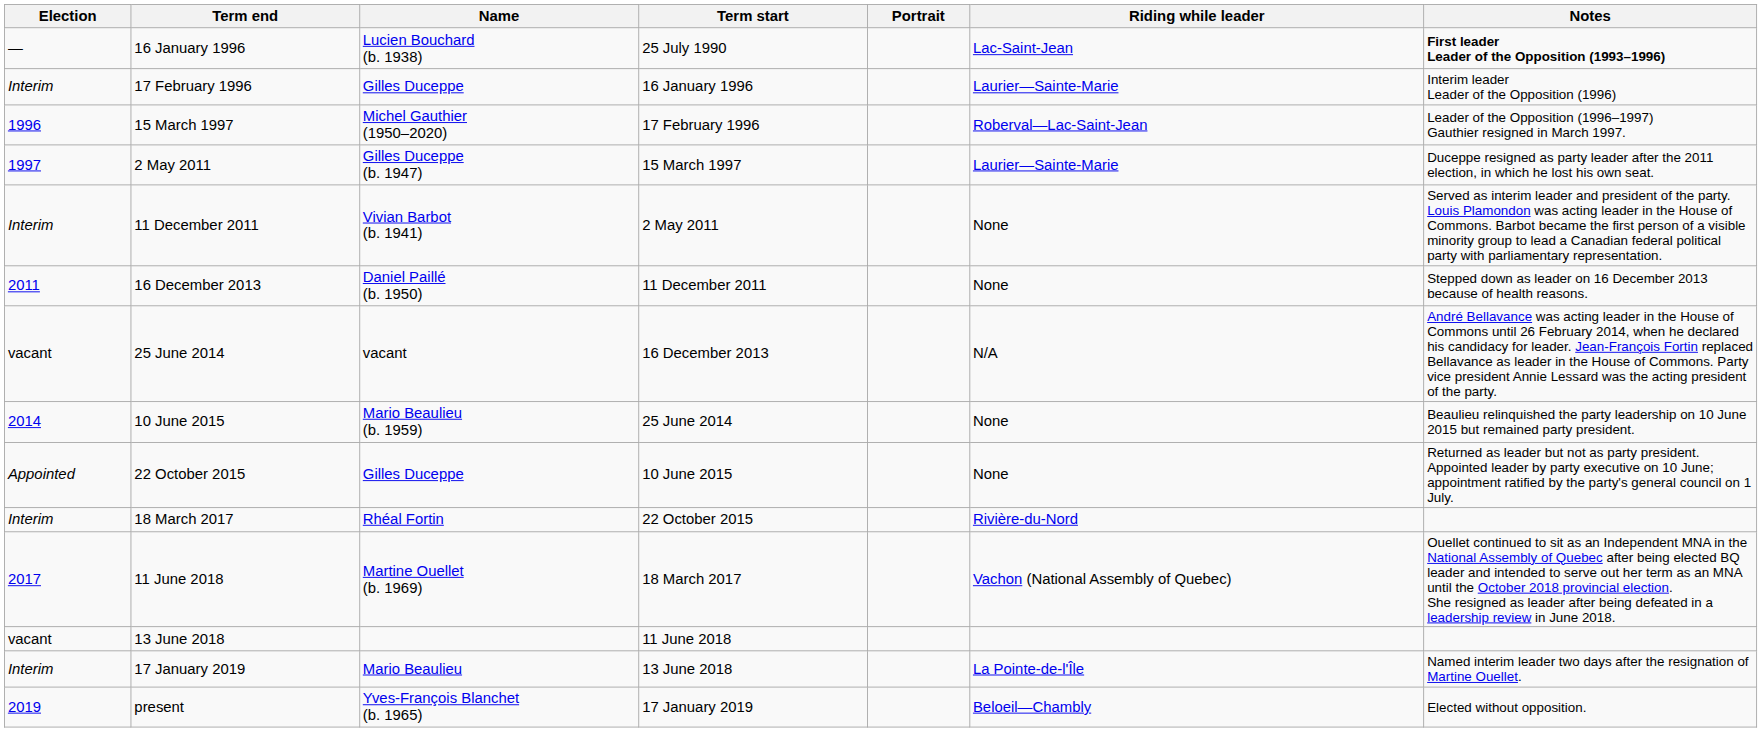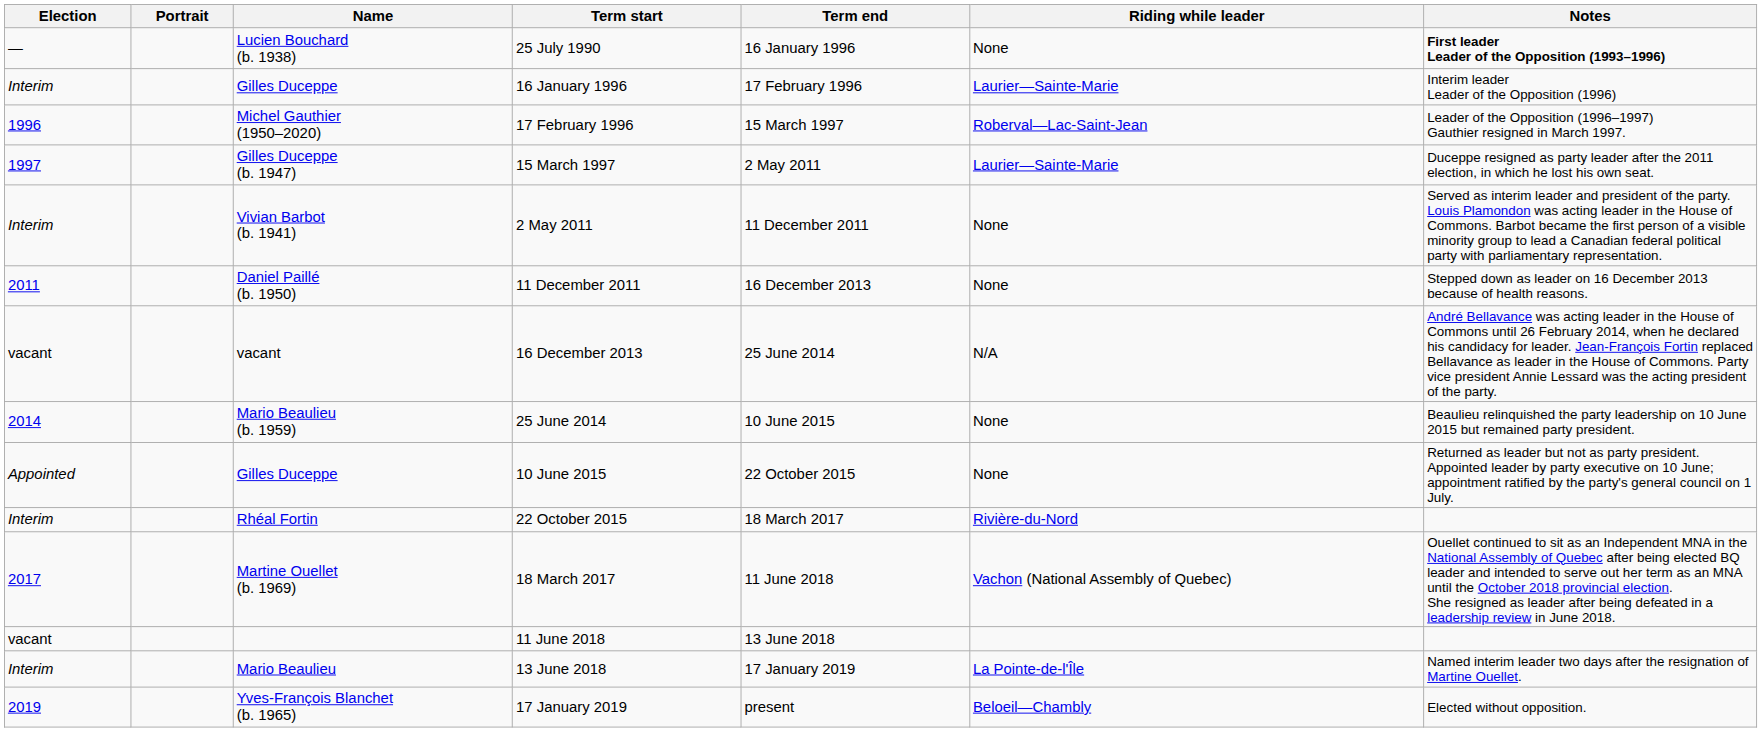columns swapped: (918, 16) <-> (245, 16)
(1023, 48) Lac-Saint-Jean -> (991, 48) None
